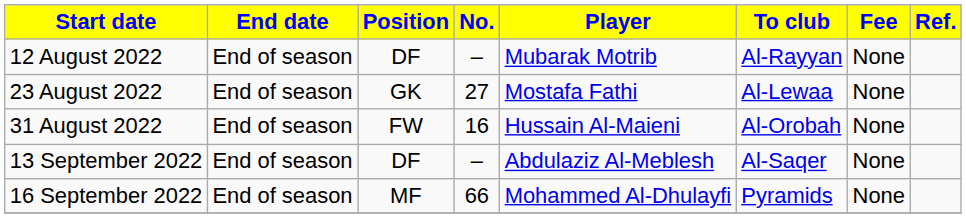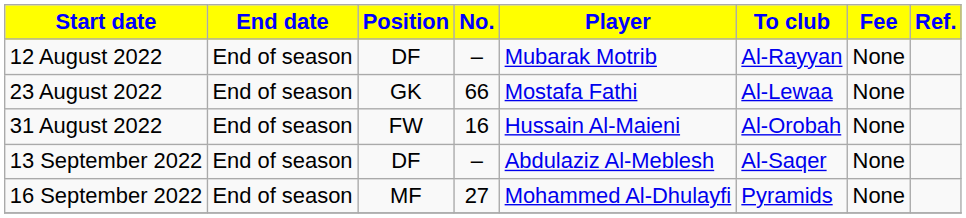(477, 91) 27 -> (477, 91) 66
(477, 195) 66 -> (477, 195) 27
